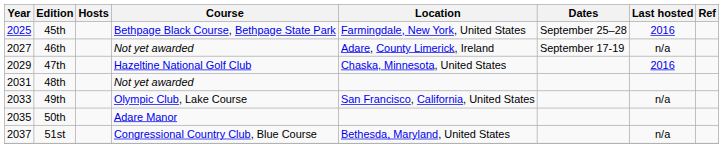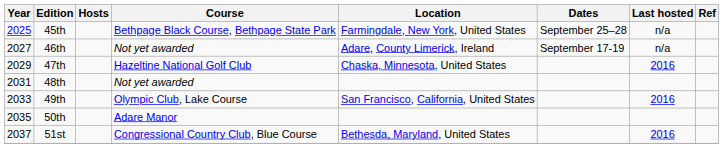(663, 31) 2016 -> (663, 31) n/a
(663, 100) n/a -> (663, 100) 2016
(663, 134) n/a -> (663, 134) 2016
